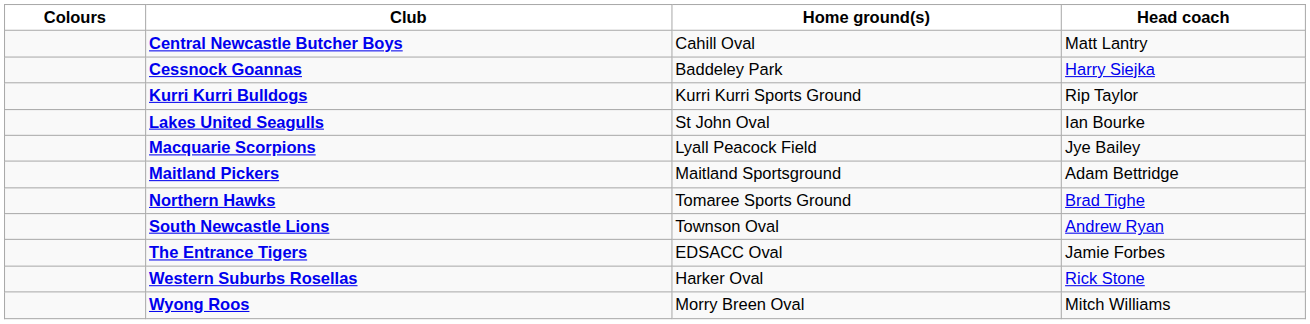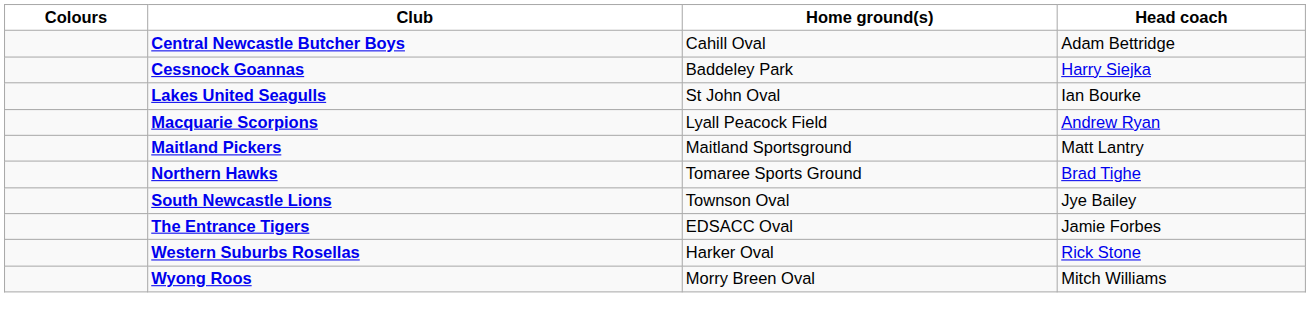(1106, 43) Matt Lantry -> (1118, 43) Adam Bettridge
- row: (228, 95)
(1103, 148) Jye Bailey -> (1111, 122) Andrew Ryan
(1122, 174) Adam Bettridge -> (1102, 148) Matt Lantry
(1115, 226) Andrew Ryan -> (1099, 200) Jye Bailey
